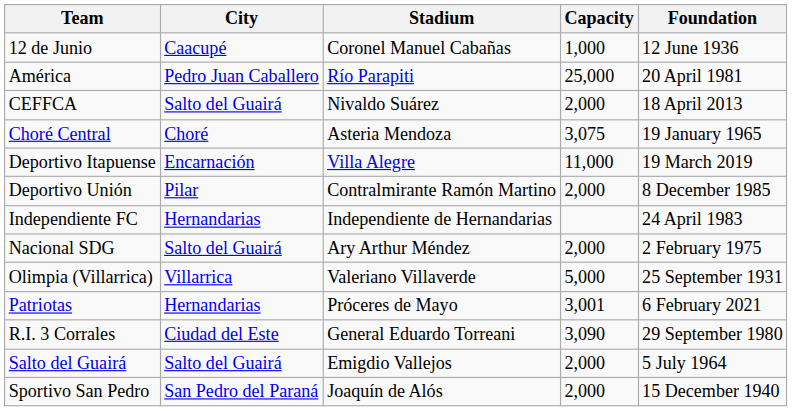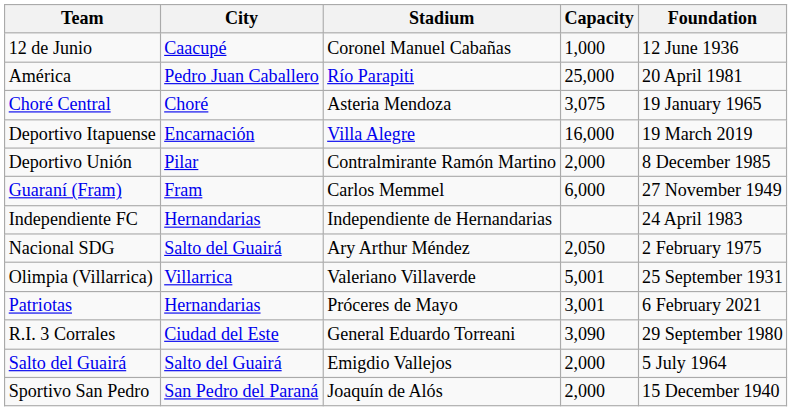- row: (43, 104)
(589, 162) 11,000 -> (589, 133) 16,000
+ row: (65, 190)
(585, 248) 2,000 -> (585, 248) 2,050
(585, 276) 5,000 -> (585, 276) 5,001
